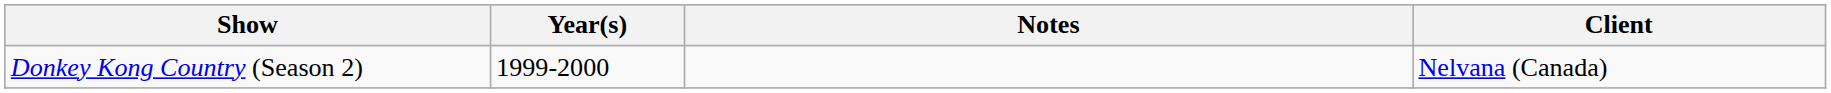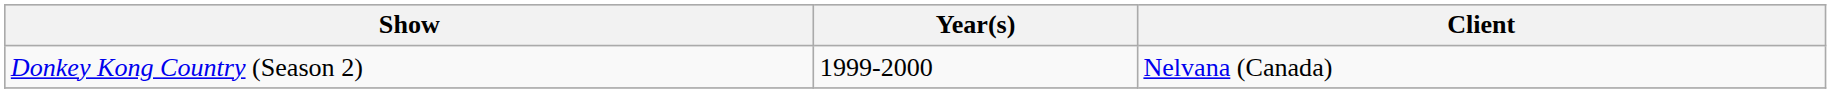- column: (1048, 25)
